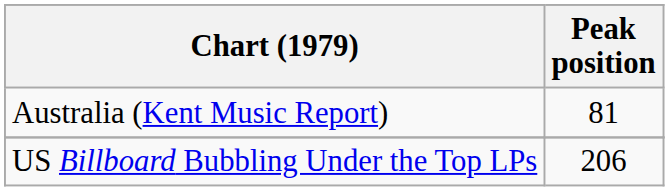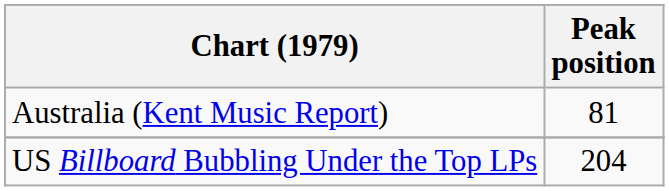(604, 160) 206 -> (604, 160) 204
